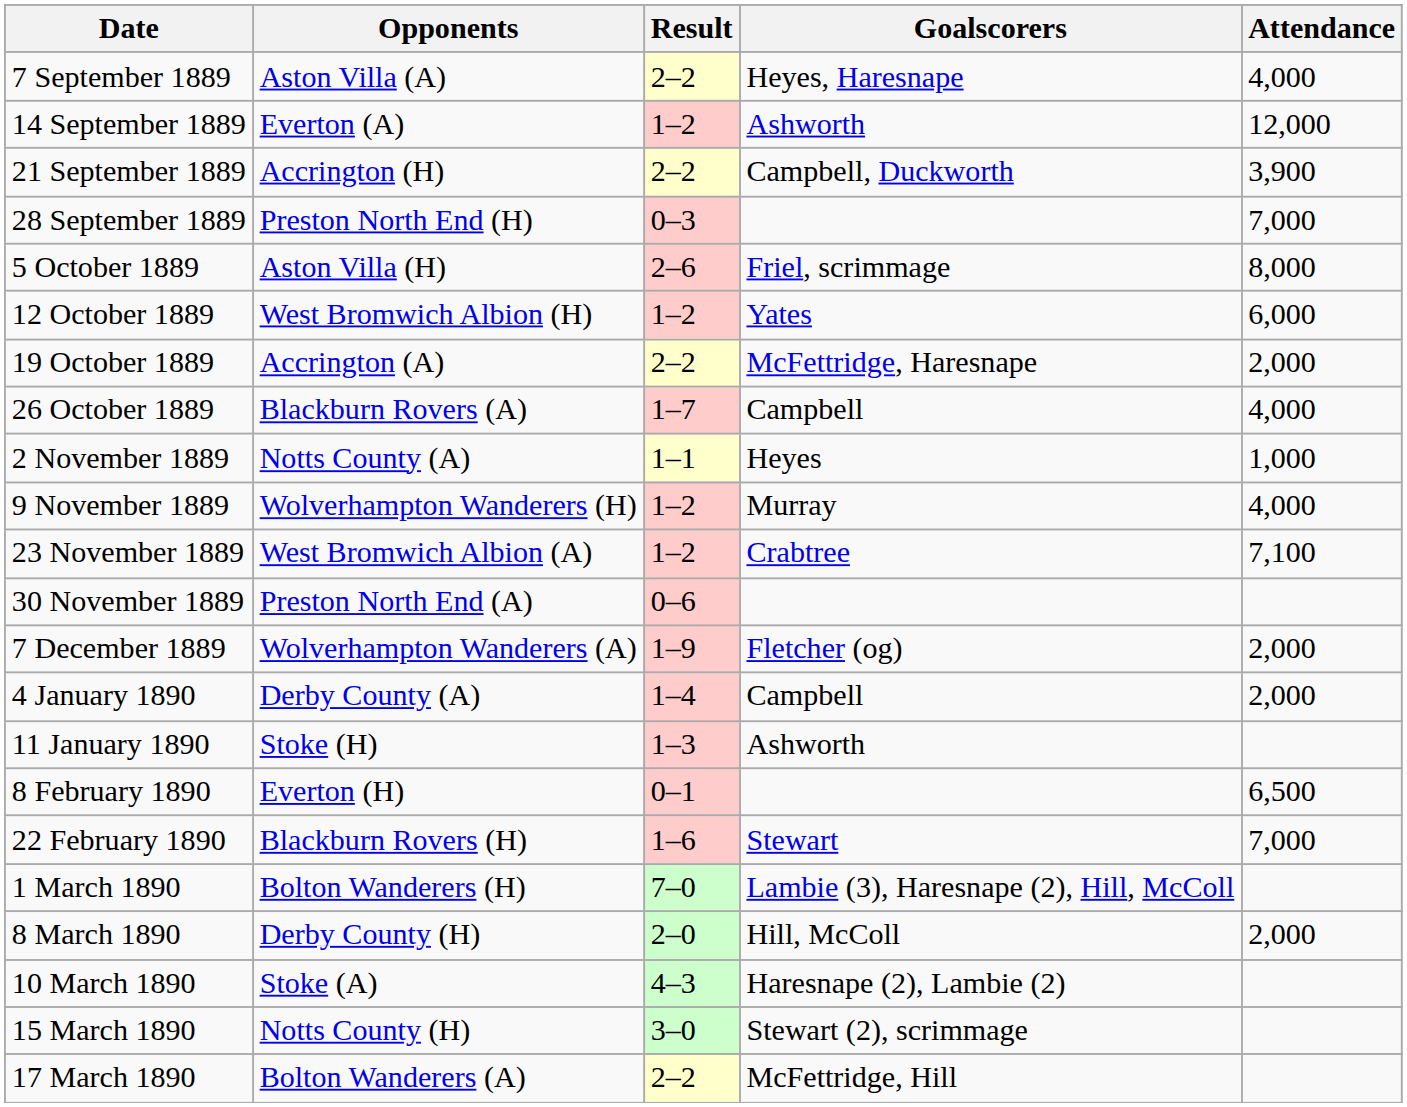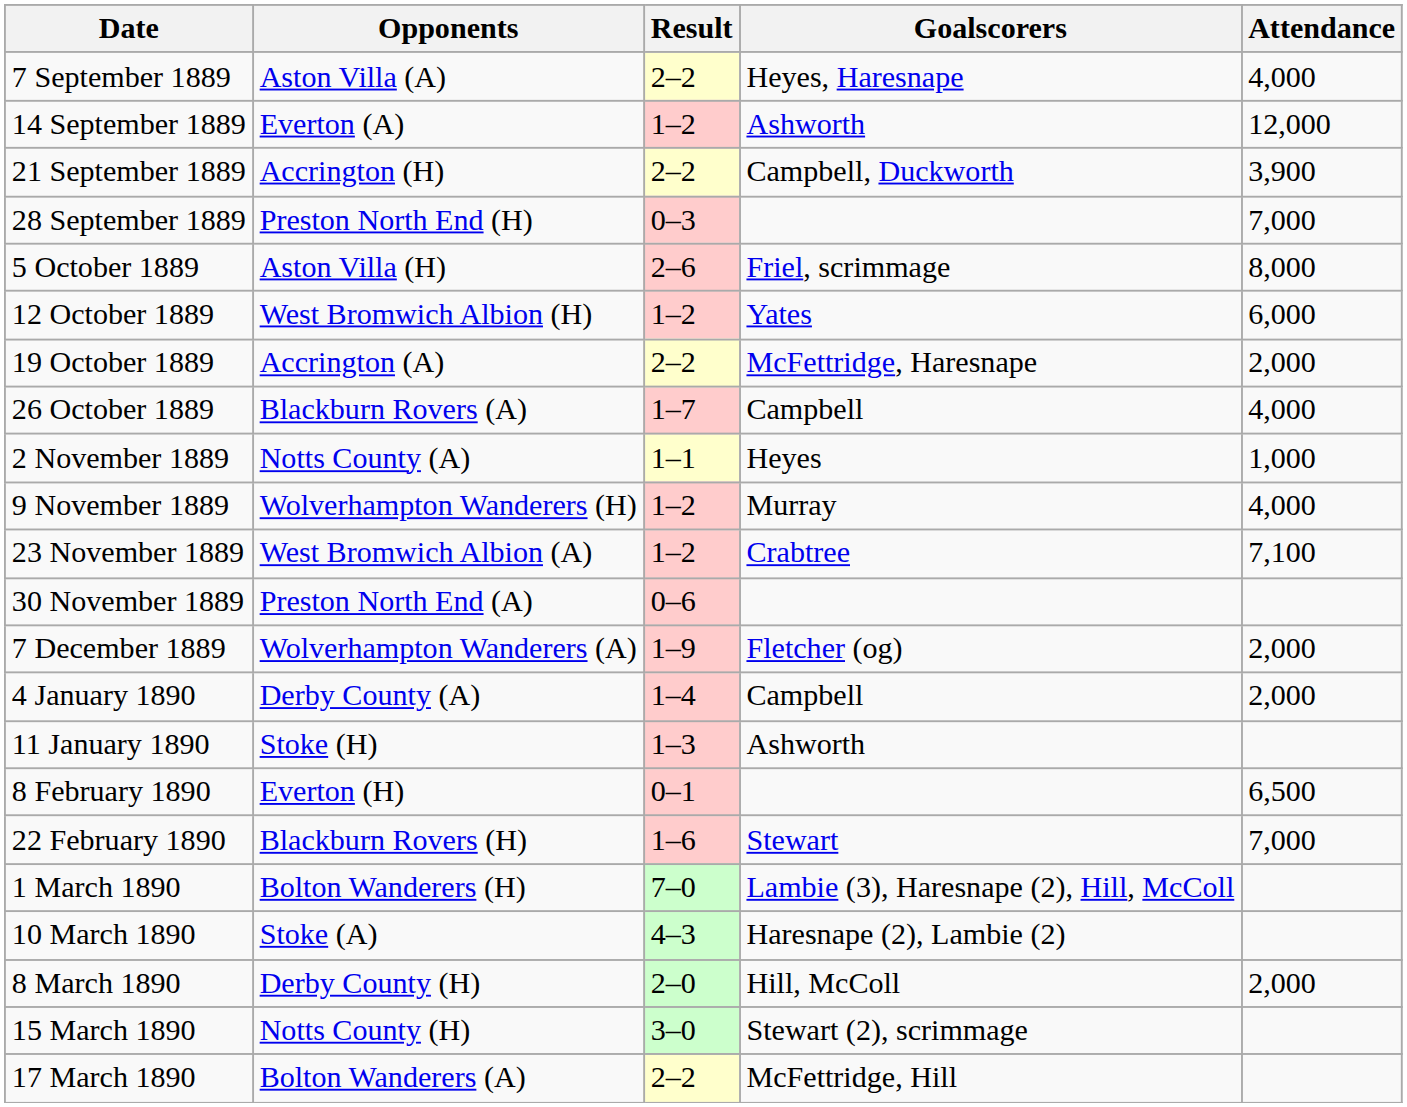rows swapped: (96, 934) <-> (104, 982)
